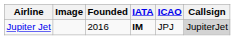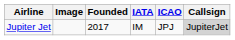(98, 27) 2016 -> (98, 27) 2017
(138, 27) bold -> (138, 27) normal
